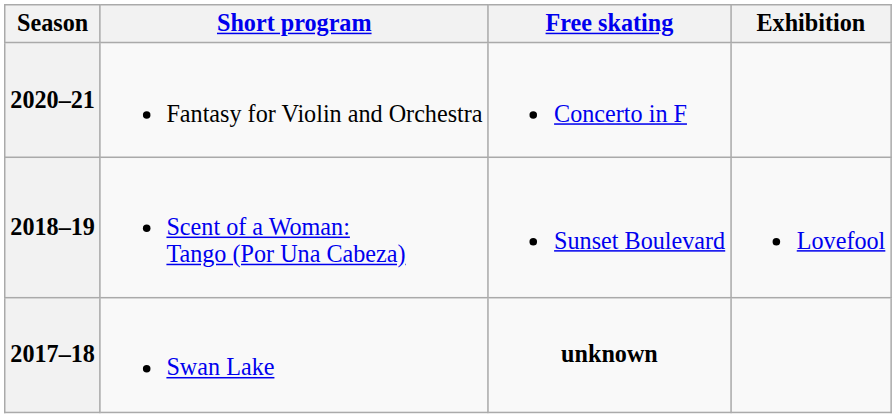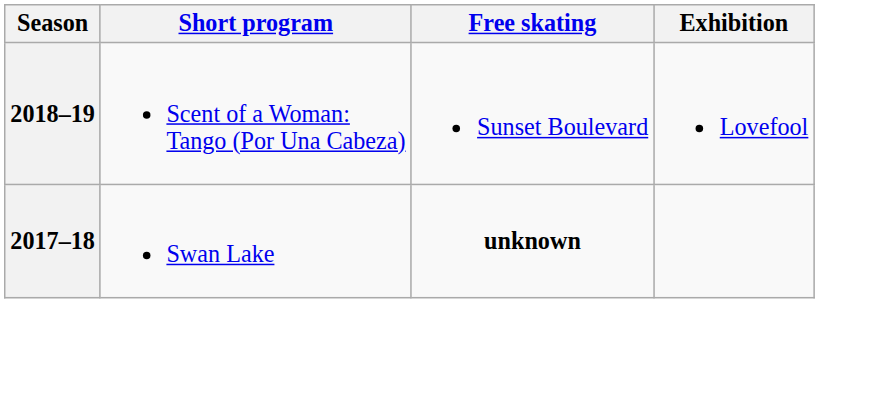- row: (53, 99)
